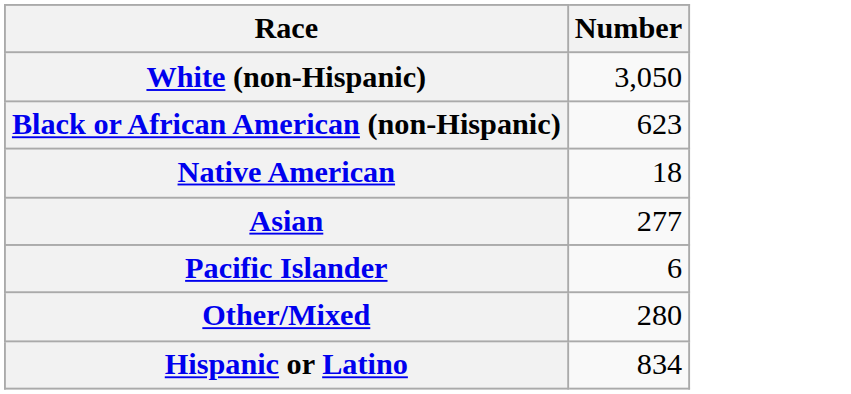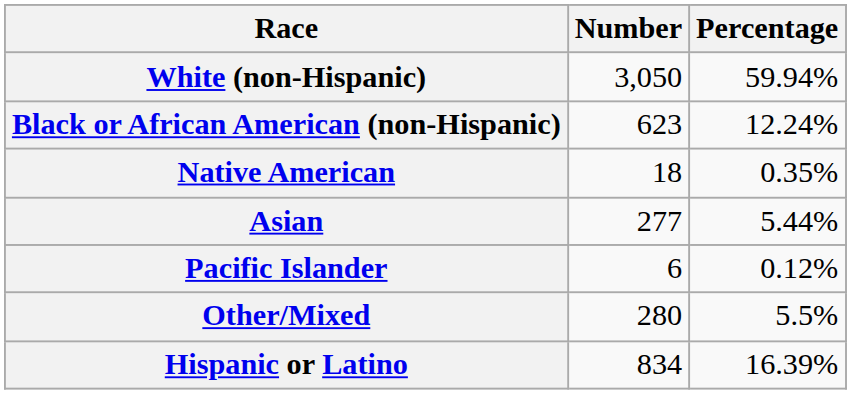+ column: (767, 28)
